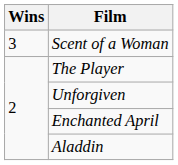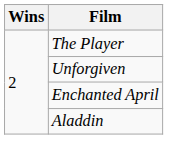- row: (110, 43)
